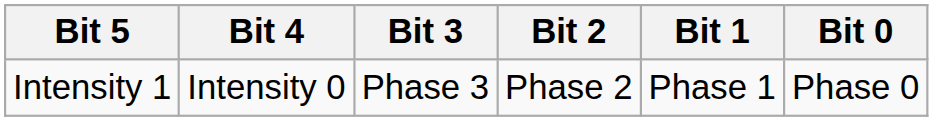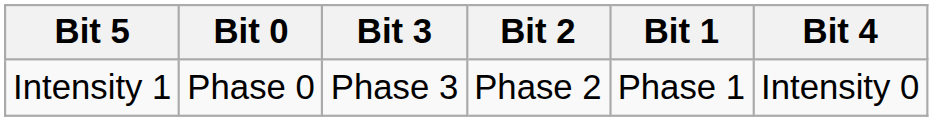columns swapped: (266, 32) <-> (856, 32)
